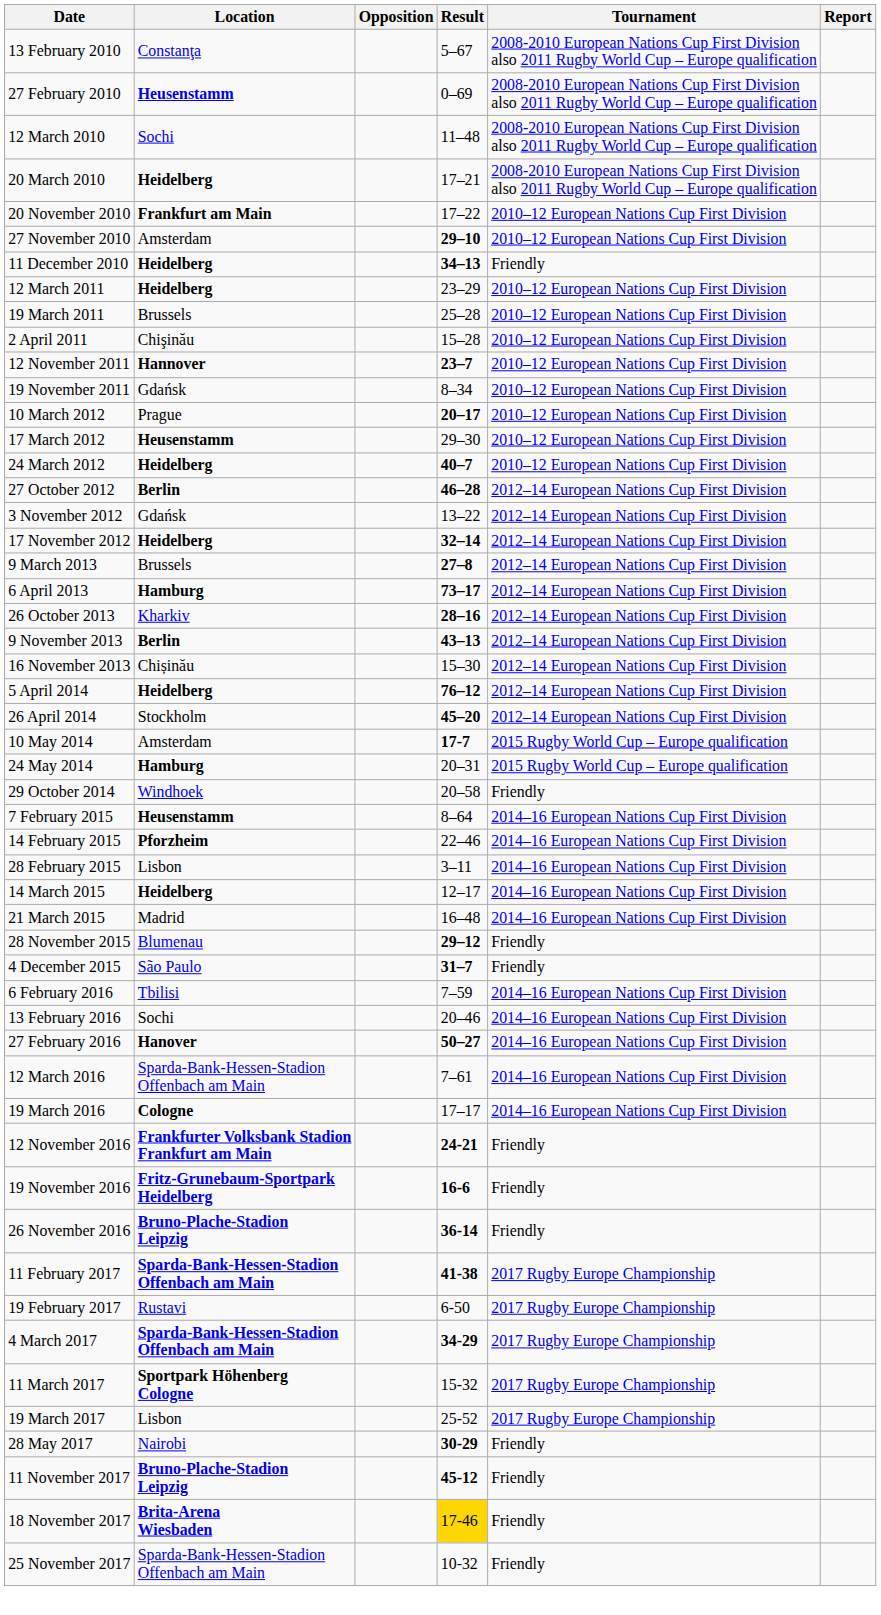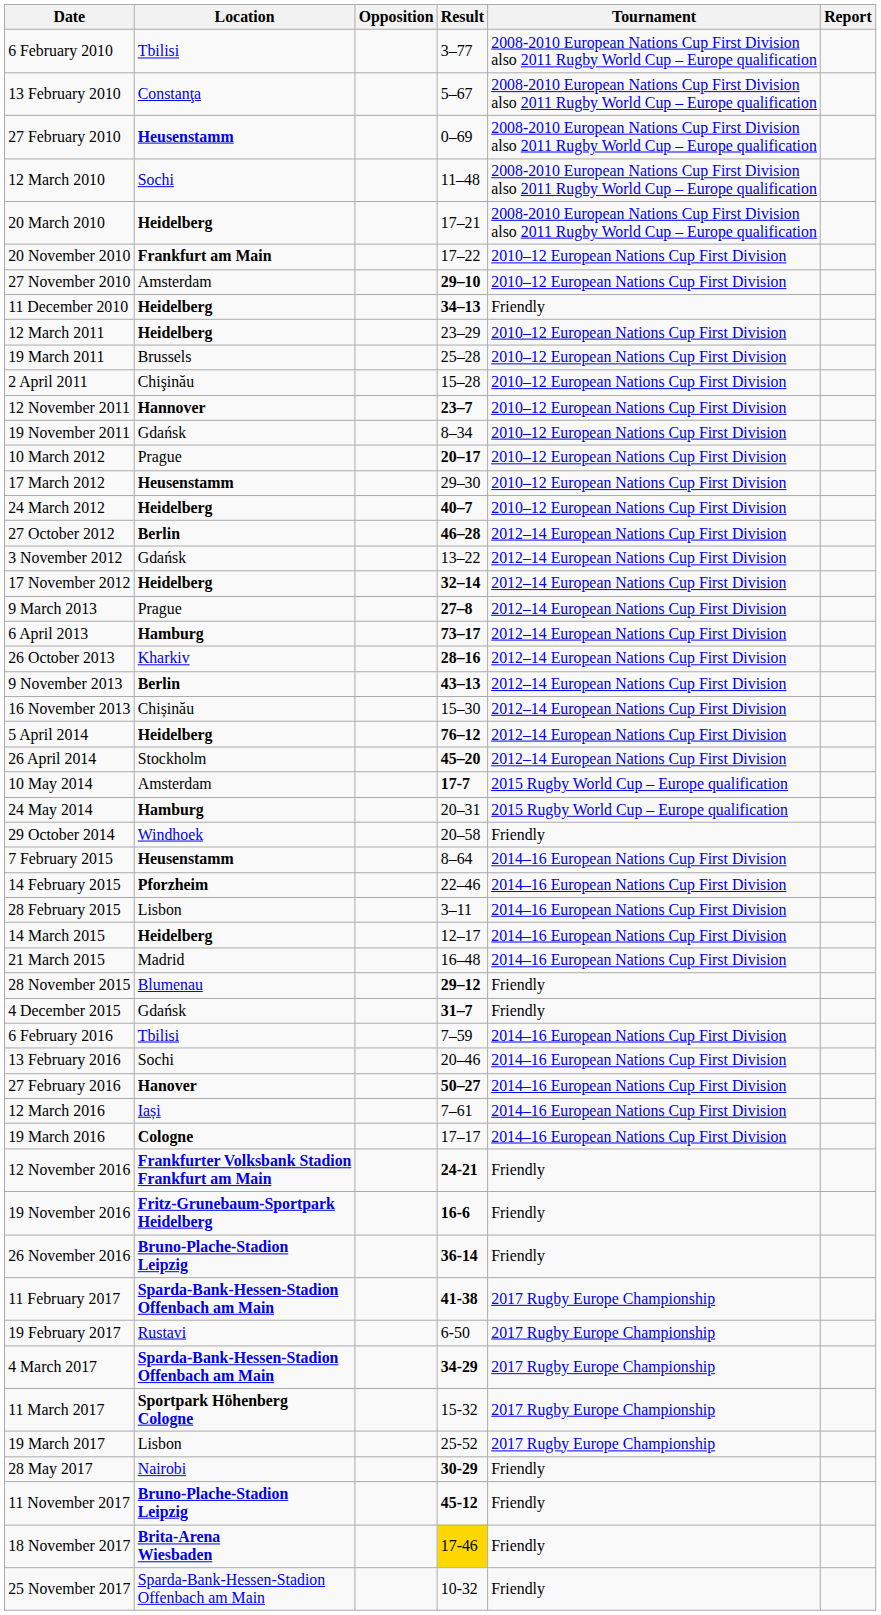+ row: (60, 51)
(165, 565) Brussels -> (160, 608) Prague
(170, 967) São Paulo -> (162, 1010) Gdańsk
(231, 1076) Sparda-Bank-Hessen-Stadion Offenbach am Main -> (149, 1111) Iași
